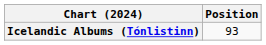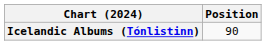(232, 31) 93 -> (232, 31) 90
